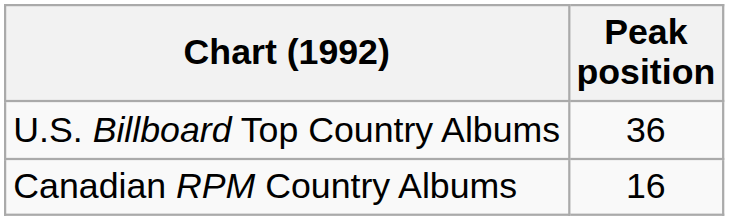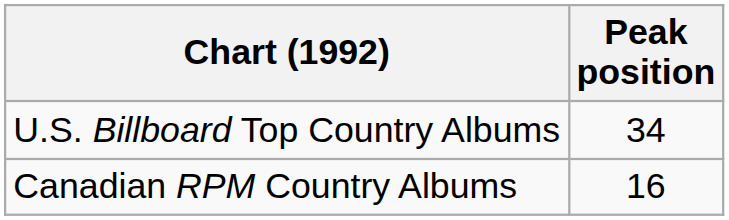(646, 129) 36 -> (646, 129) 34
